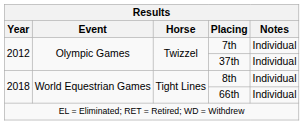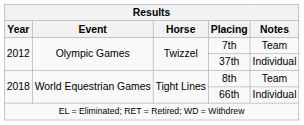(274, 45) Individual -> (274, 45) Team
(274, 78) Individual -> (274, 78) Team
